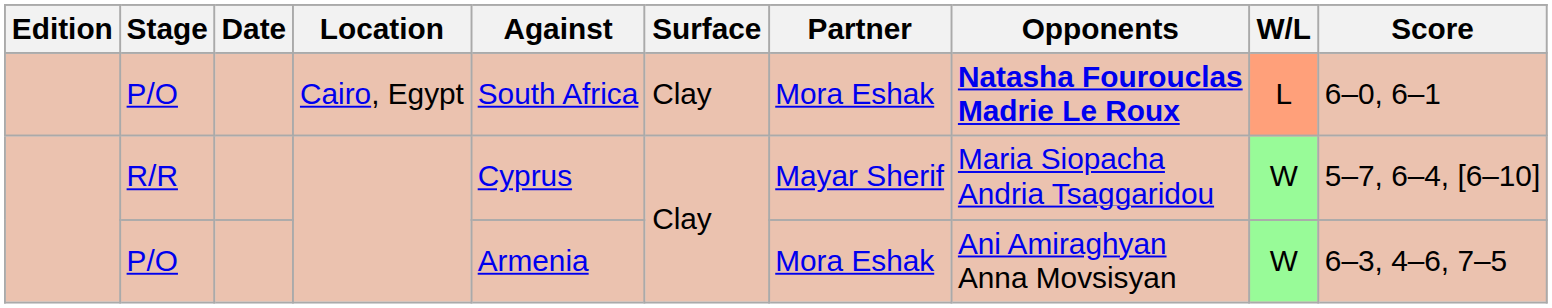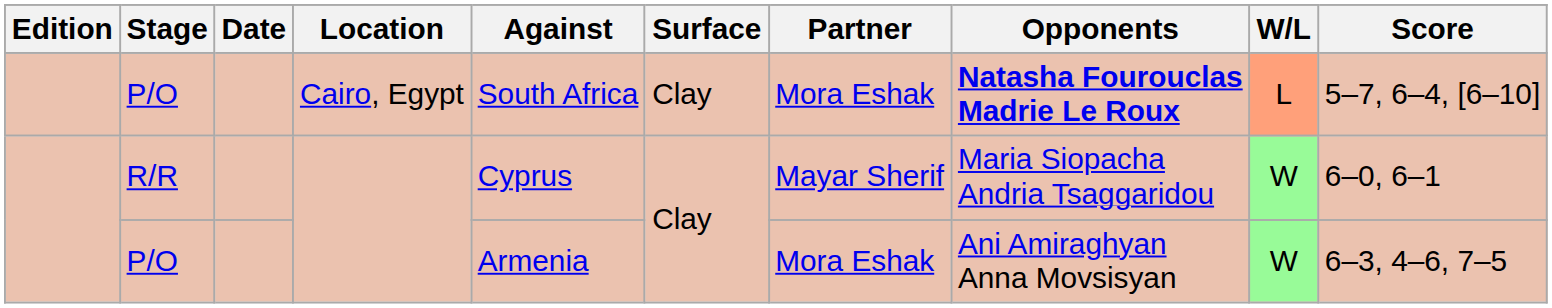(1383, 93) 6–0, 6–1 -> (1433, 93) 5–7, 6–4, [6–10]
(1433, 176) 5–7, 6–4, [6–10] -> (1383, 176) 6–0, 6–1
